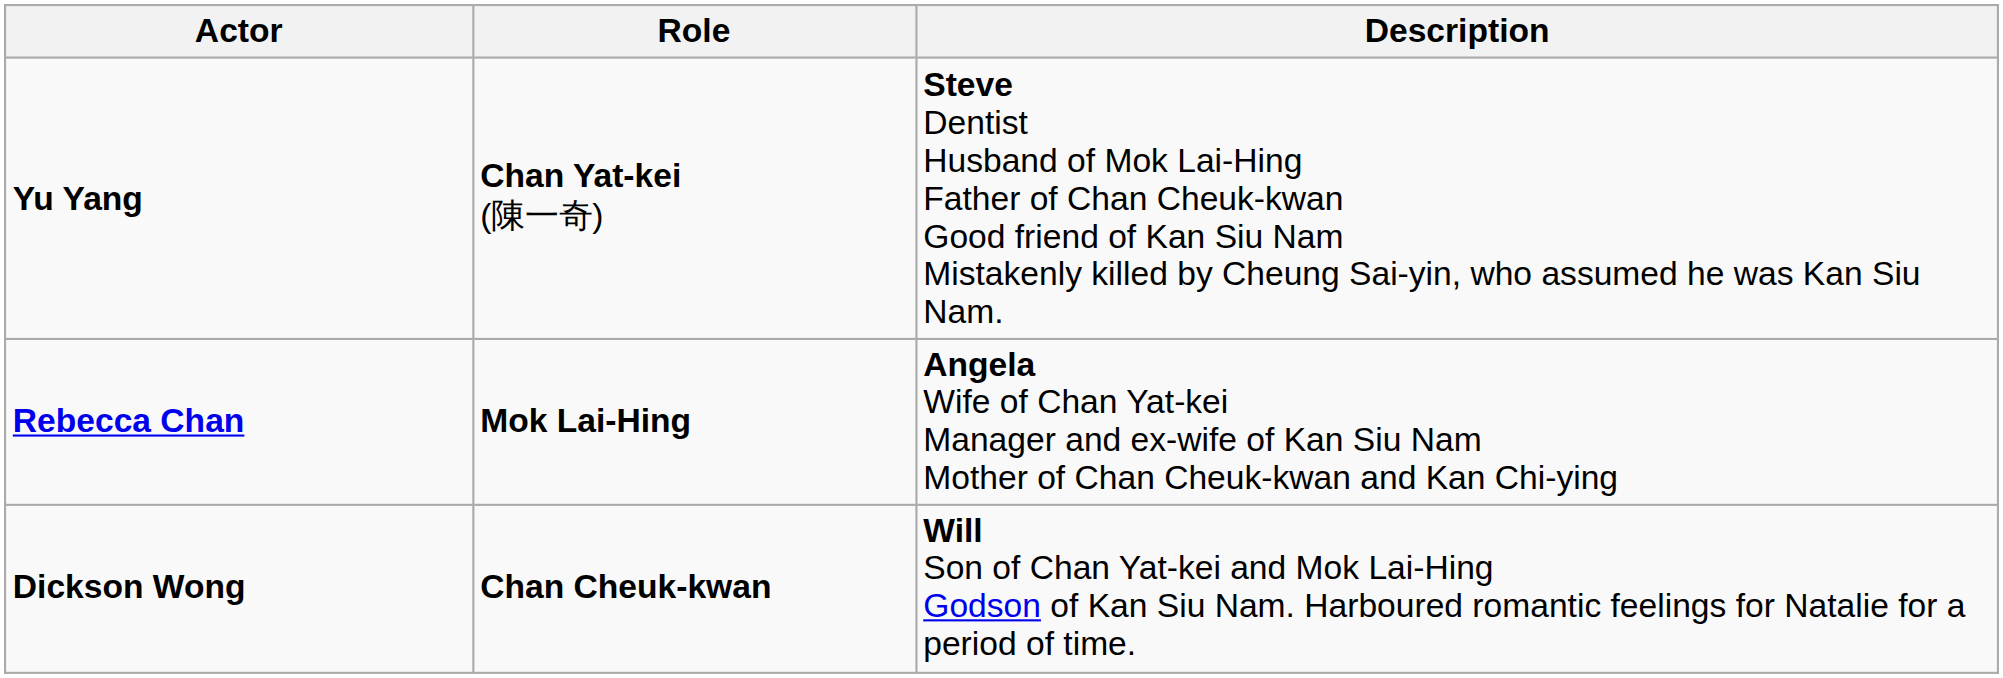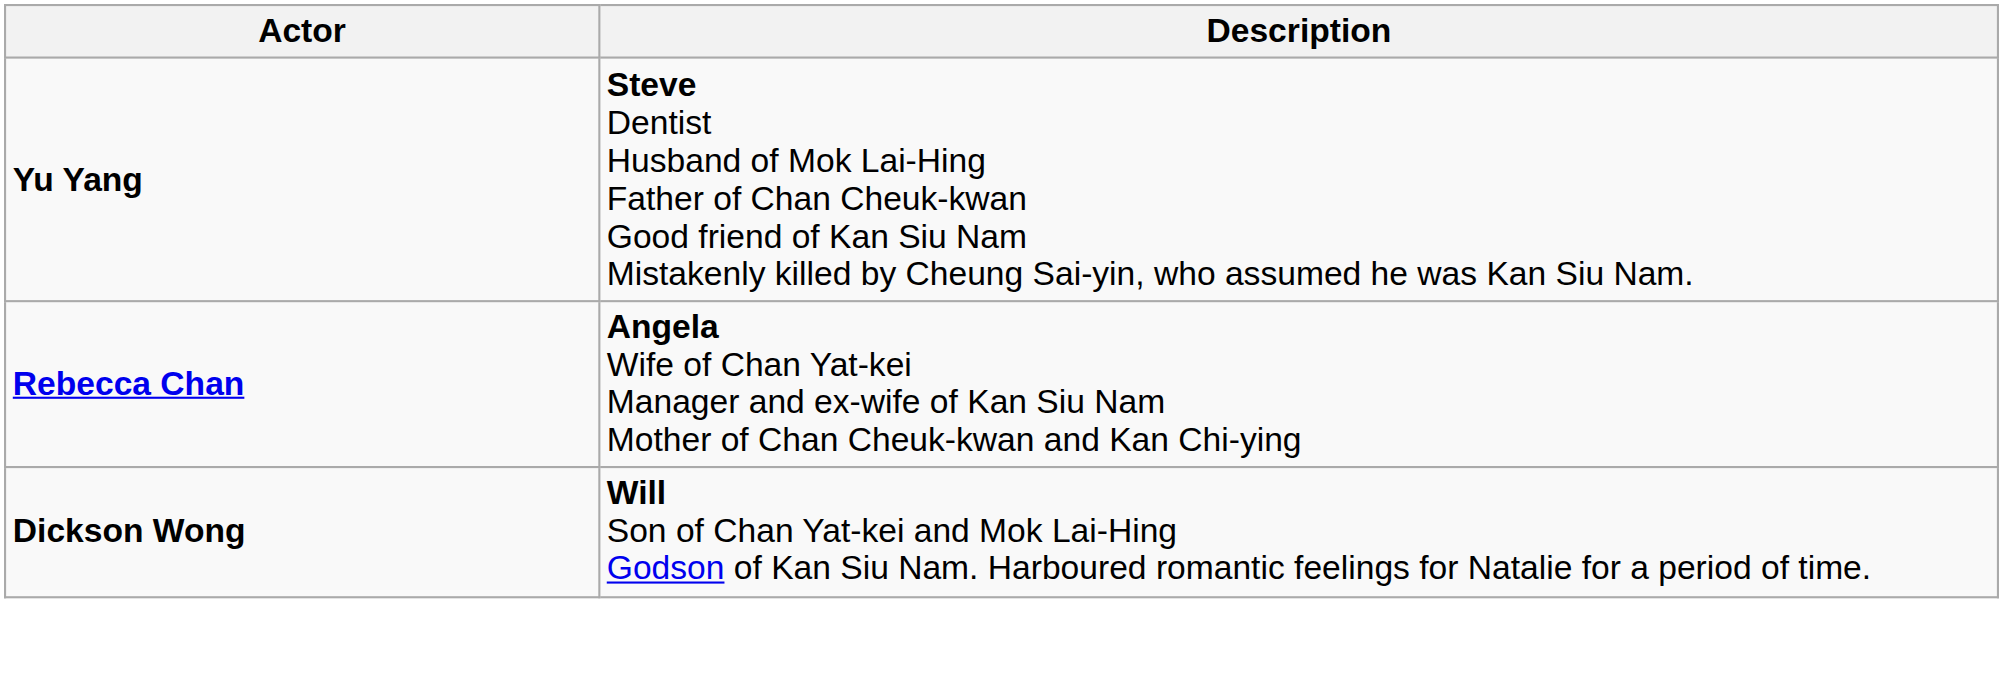- column: (694, 31)
